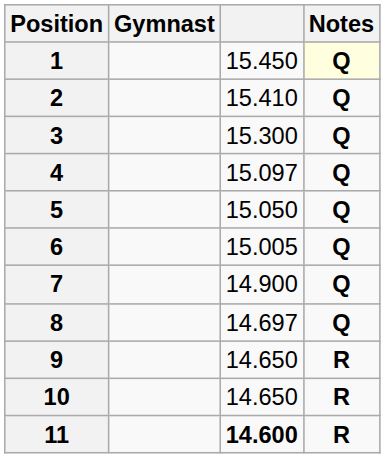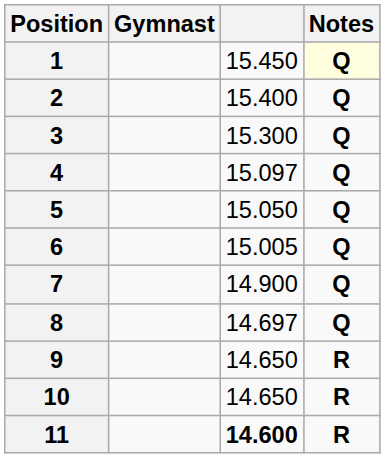(262, 98) 15.410 -> (262, 98) 15.400
